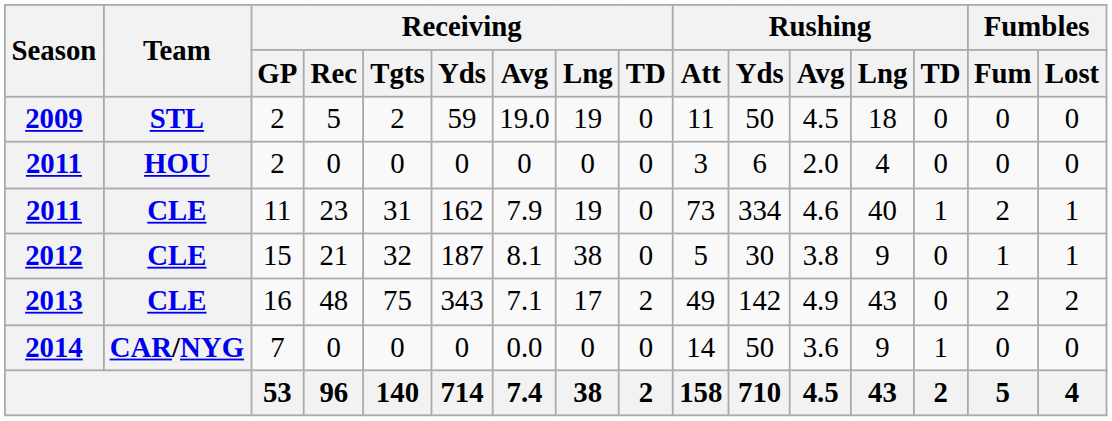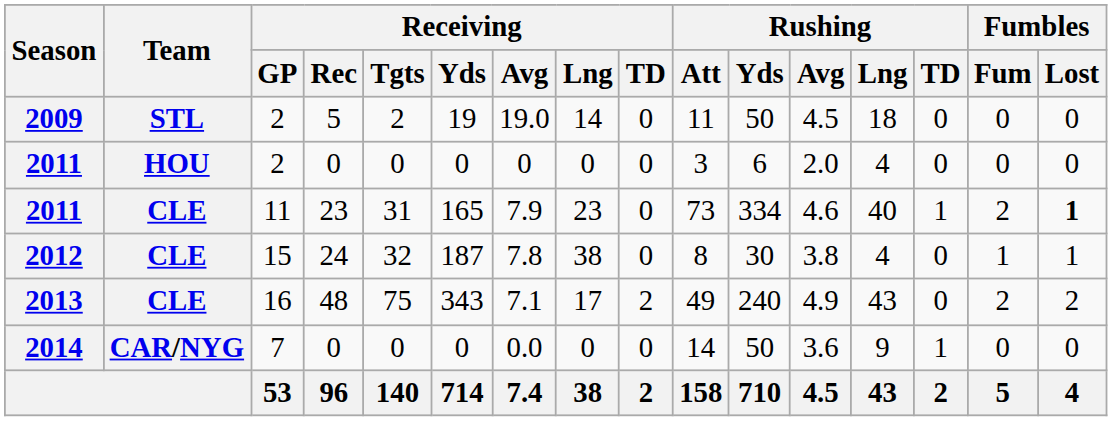(462, 118) 59 -> (462, 118) 19
(588, 118) 19 -> (588, 118) 14
(462, 210) 162 -> (462, 210) 165
(588, 210) 19 -> (588, 210) 23
(1072, 210) normal -> (1072, 210) bold
(334, 255) 21 -> (334, 255) 24
(524, 255) 8.1 -> (524, 255) 7.8
(701, 255) 5 -> (701, 255) 8
(883, 255) 9 -> (883, 255) 4
(760, 301) 142 -> (760, 301) 240
